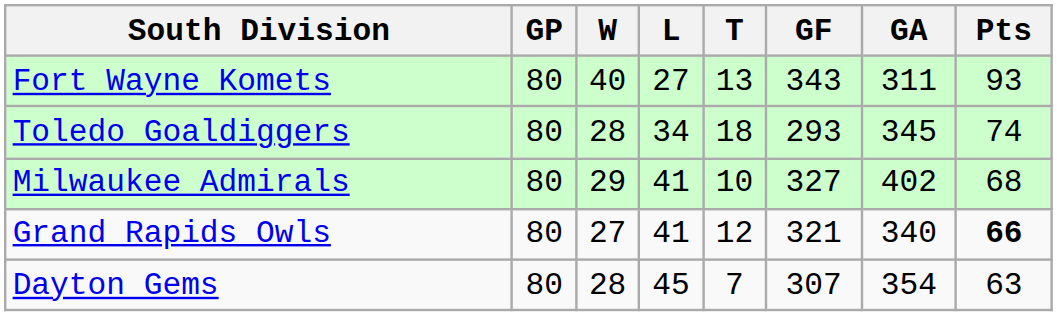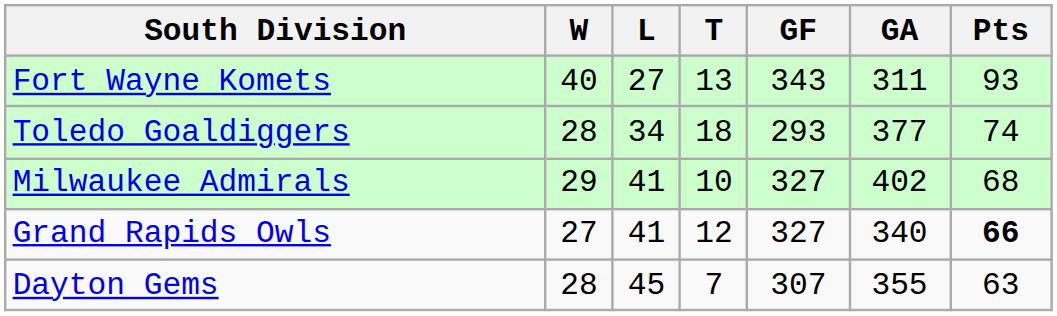- column: (544, 31)
(909, 132) 345 -> (900, 132) 377
(814, 234) 321 -> (798, 234) 327
(909, 285) 354 -> (900, 285) 355
